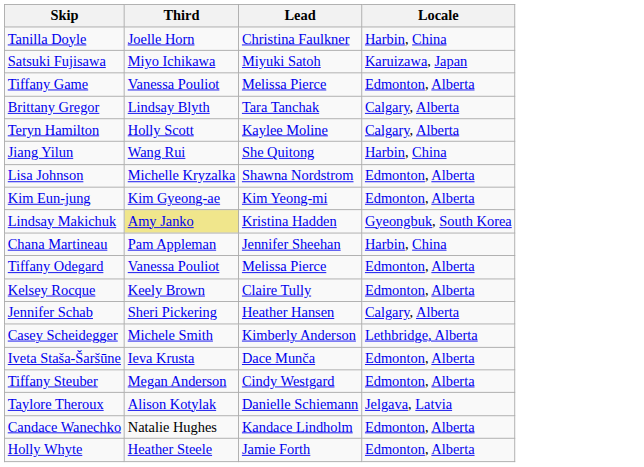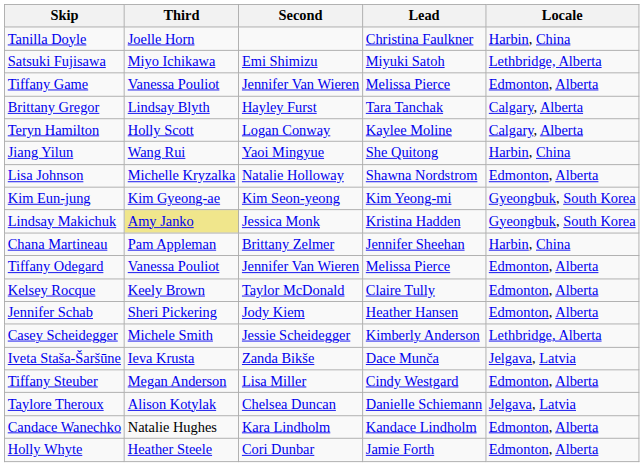+ column: (301, 15)
(416, 61) Karuizawa, Japan -> (545, 61) Lethbridge, Alberta
(420, 198) Edmonton, Alberta -> (562, 198) Gyeongbuk, South Korea
(412, 312) Calgary, Alberta -> (544, 312) Edmonton, Alberta
(420, 358) Edmonton, Alberta -> (532, 358) Jelgava, Latvia
